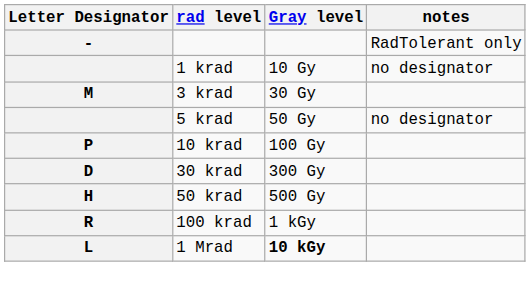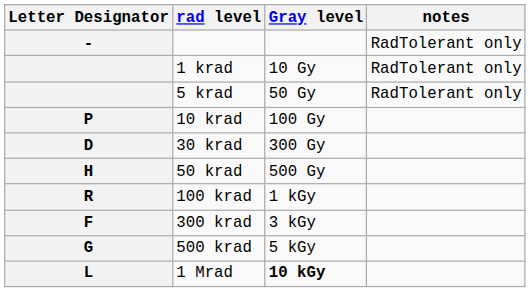(432, 69) no designator -> (446, 69) RadTolerant only
- row: (205, 94)
(432, 120) no designator -> (446, 94) RadTolerant only
+ row: (214, 223)
+ row: (214, 248)
